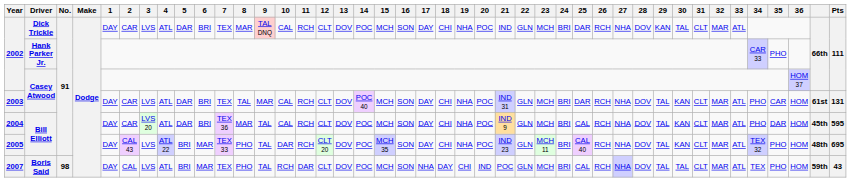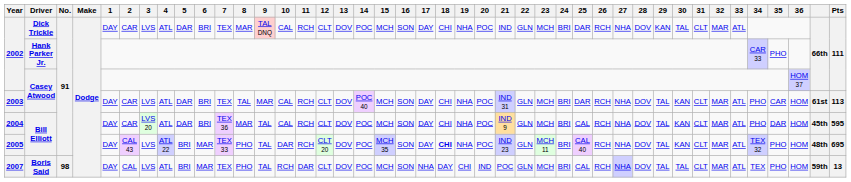(838, 102) 131 -> (838, 102) 113
(445, 145) normal -> (445, 145) bold
(838, 166) 43 -> (838, 166) 13
